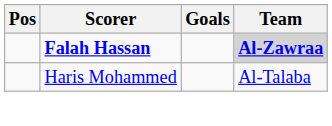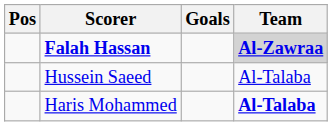+ row: (98, 76)
(275, 76) normal -> (277, 105) bold
